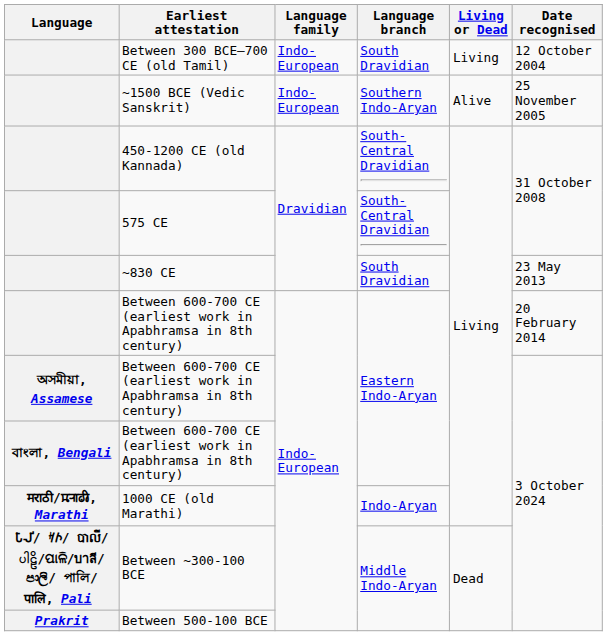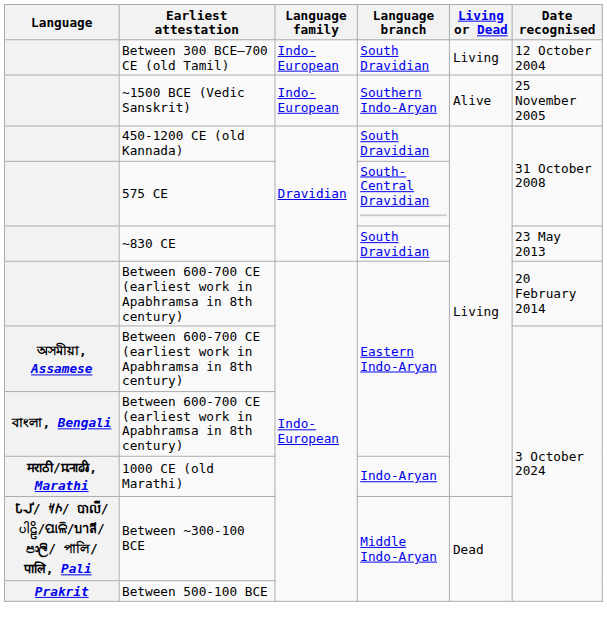(404, 155) South-Central Dravidian -> (395, 143) South Dravidian
